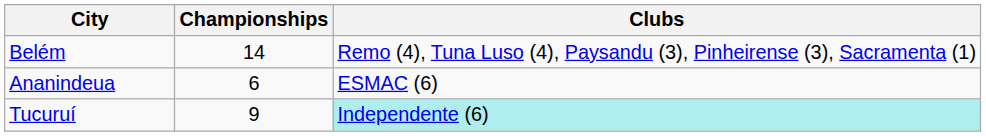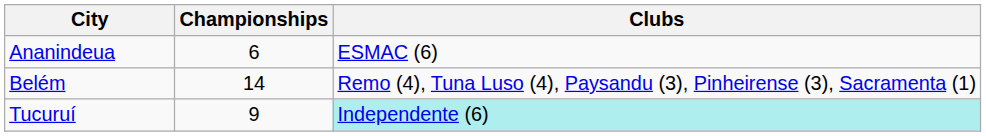rows swapped: (37, 51) <-> (62, 83)
